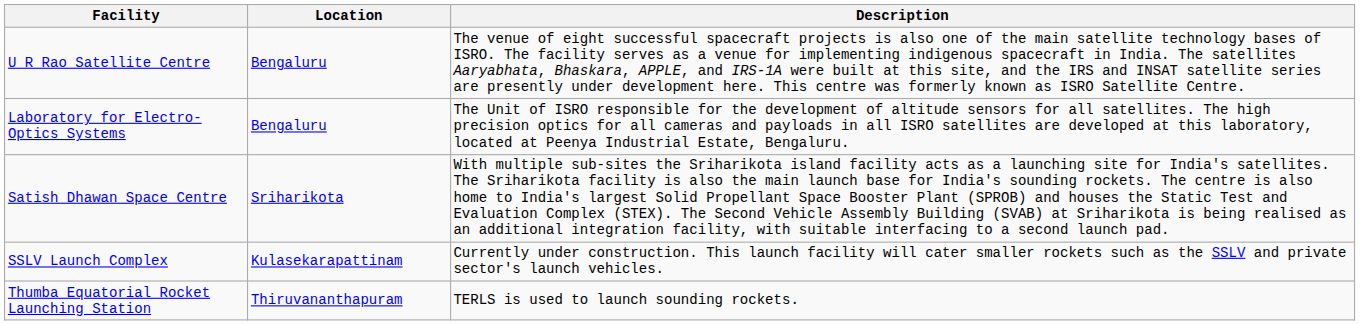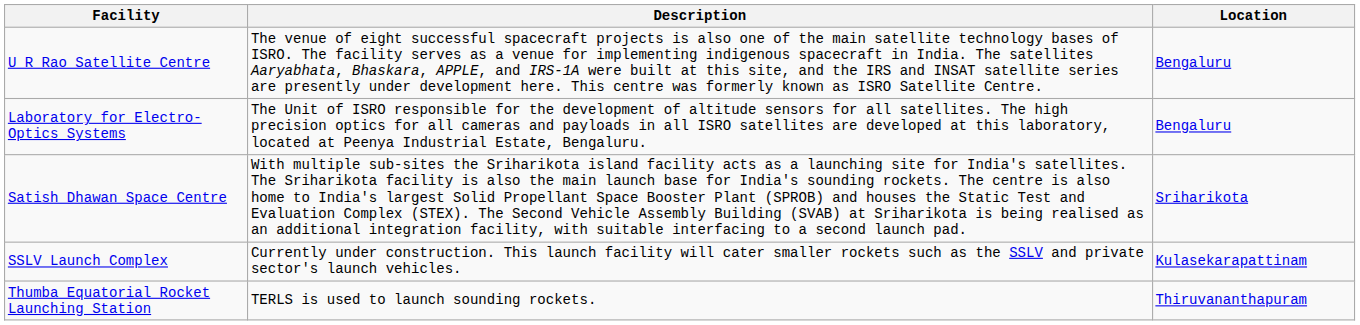columns swapped: (349, 16) <-> (902, 16)
